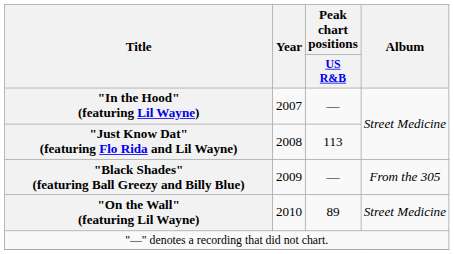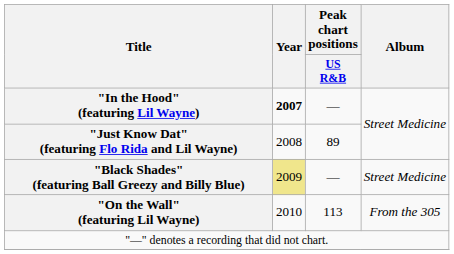(289, 106) normal -> (289, 106) bold
(333, 141) 113 -> (333, 141) 89
(289, 177) no background -> (289, 177) khaki background
(405, 177) From the 305 -> (405, 177) Street Medicine
(333, 212) 89 -> (333, 212) 113
(405, 212) Street Medicine -> (405, 212) From the 305
